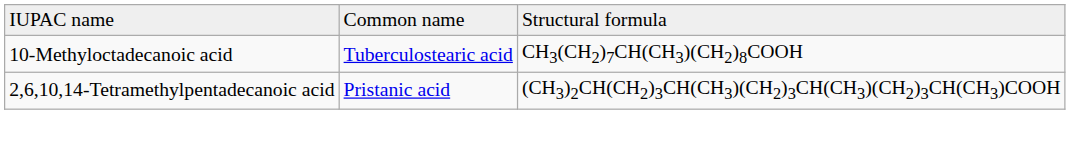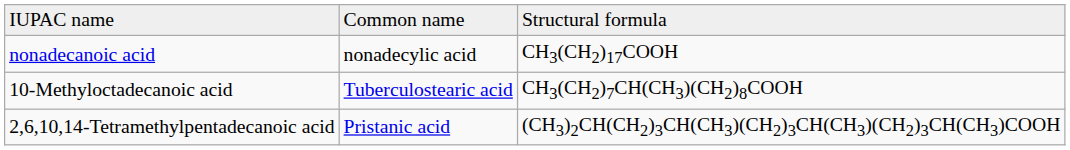+ row: (82, 53)
